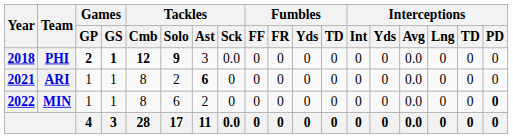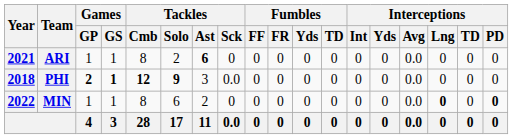rows swapped: (57, 58) <-> (57, 79)
(443, 101) normal -> (443, 101) bold
